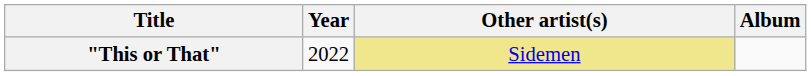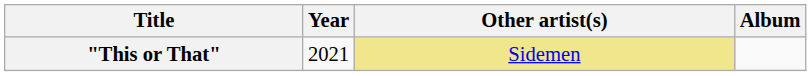(329, 53) 2022 -> (329, 53) 2021
